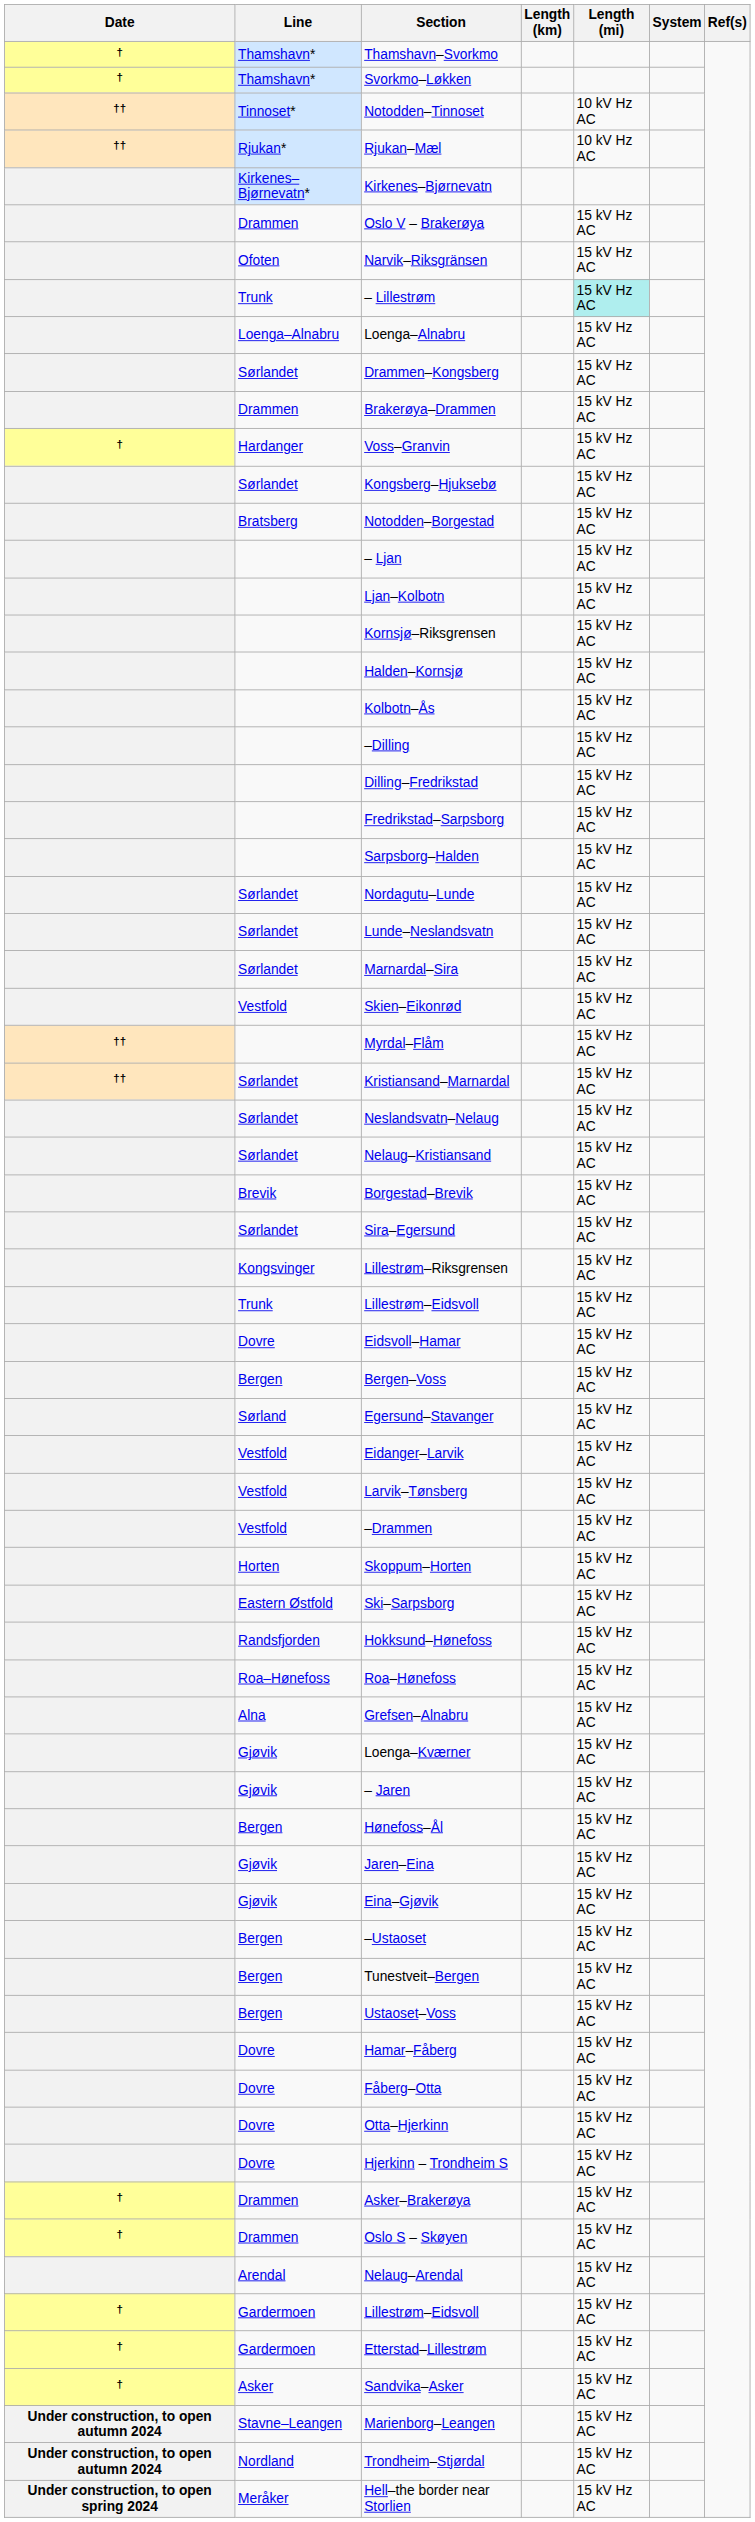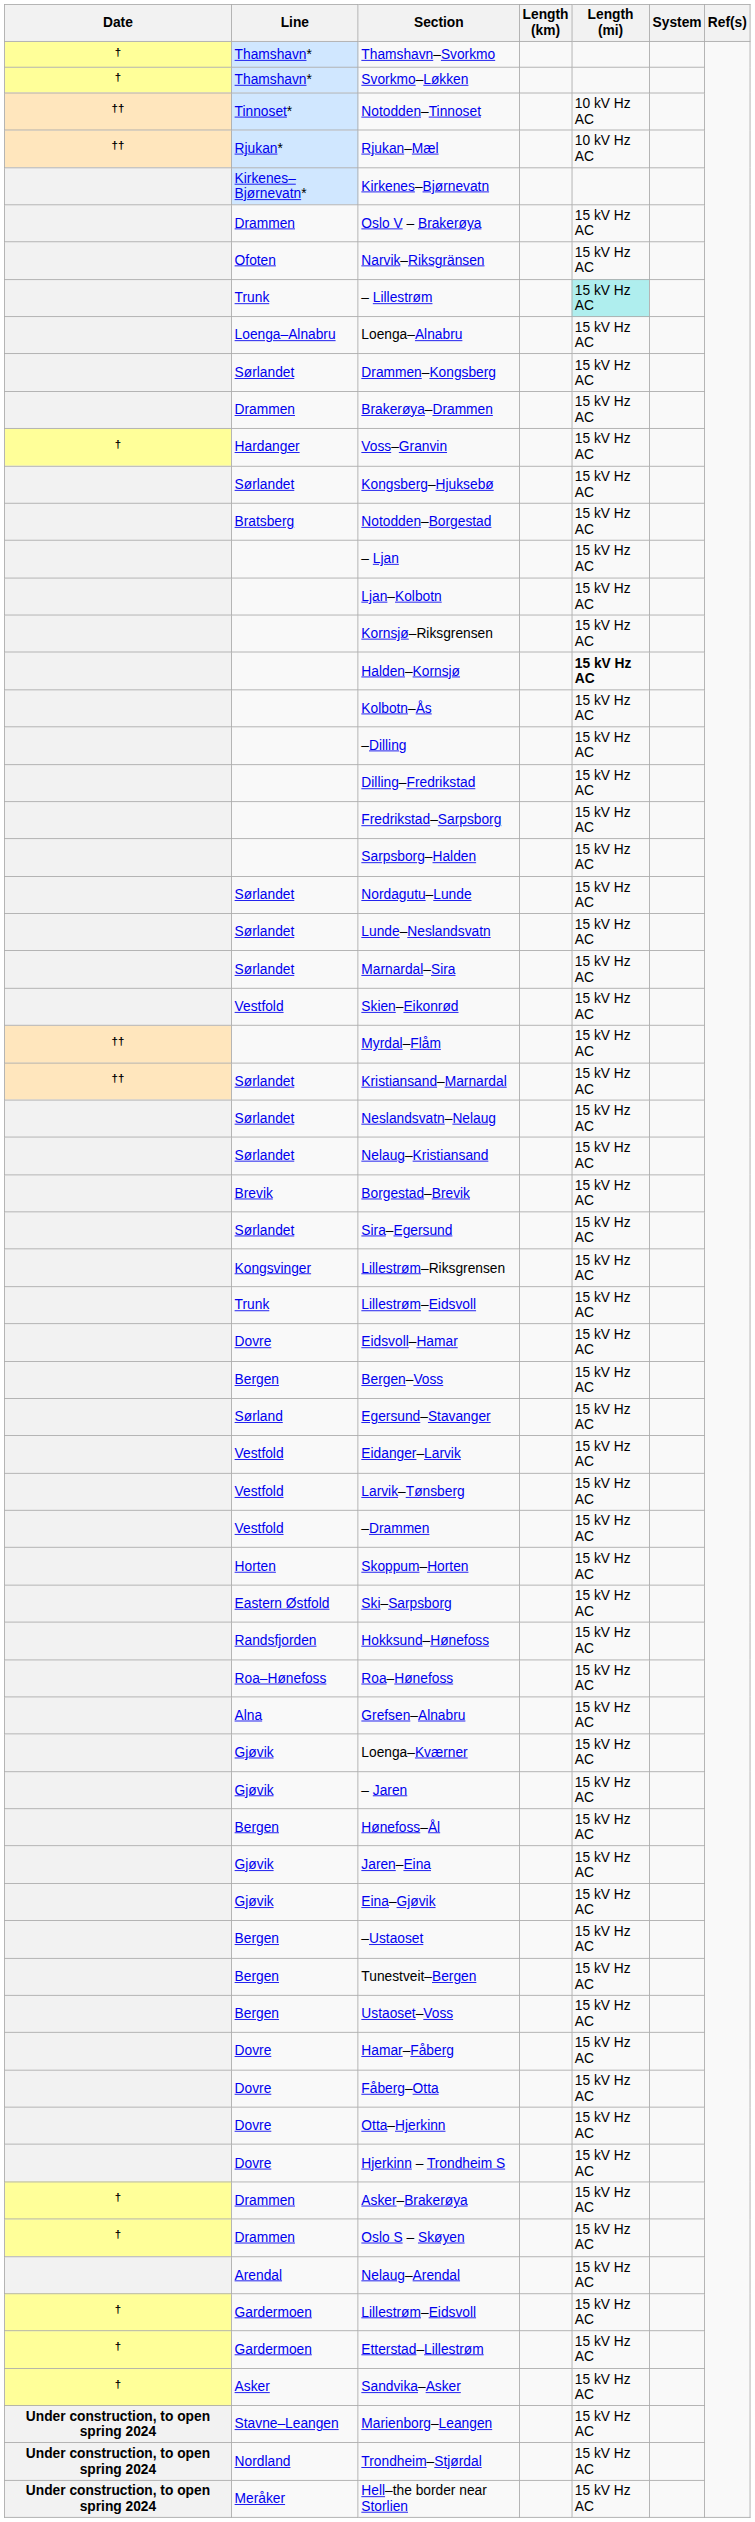(604, 671) normal -> (603, 671) bold
(120, 2424) Under construction, to open autumn 2024 -> (118, 2424) Under construction, to open spring 2024
(120, 2461) Under construction, to open autumn 2024 -> (118, 2461) Under construction, to open spring 2024
